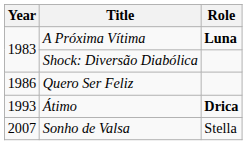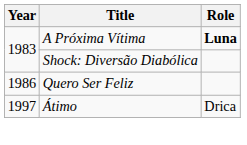(22, 106) 1993 -> (22, 106) 1997
(221, 106) bold -> (220, 106) normal
- row: (86, 128)
